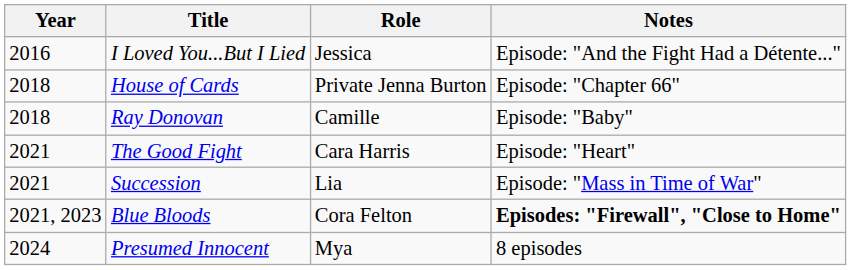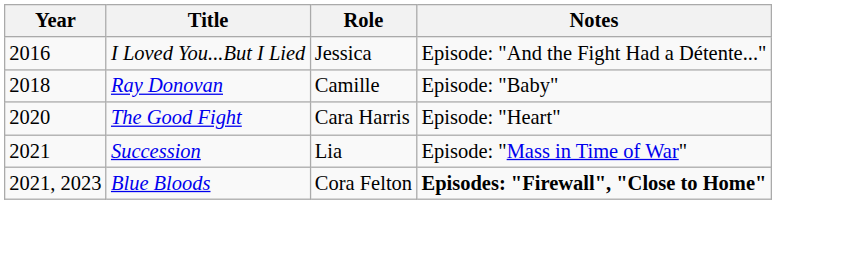- row: (175, 85)
(30, 150) 2021 -> (30, 118) 2020
- row: (190, 248)
